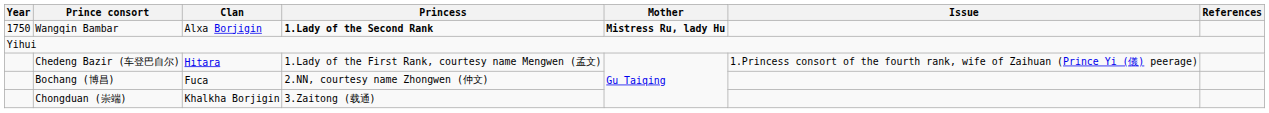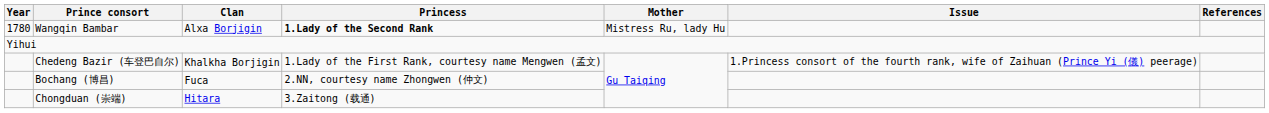(19, 29) 1750 -> (19, 29) 1780
(666, 29) bold -> (666, 29) normal
(202, 62) Hitara -> (232, 62) Khalkha Borjigin
(232, 99) Khalkha Borjigin -> (202, 99) Hitara
